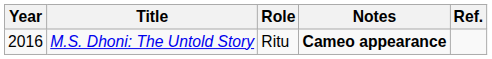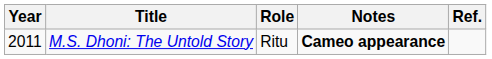(26, 41) 2016 -> (25, 41) 2011
